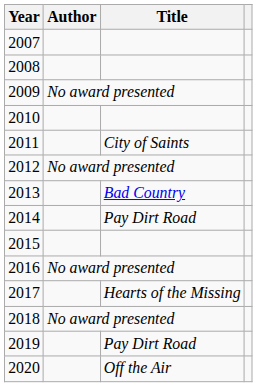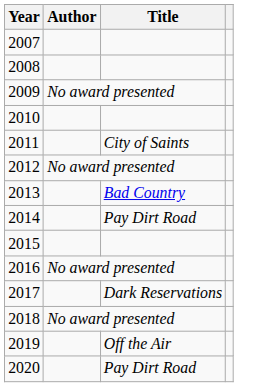(172, 293) Hearts of the Missing -> (163, 293) Dark Reservations
(150, 343) Pay Dirt Road -> (137, 343) Off the Air
(137, 368) Off the Air -> (150, 368) Pay Dirt Road
